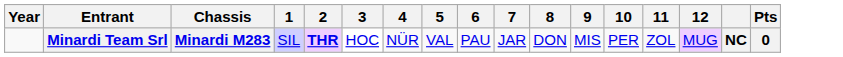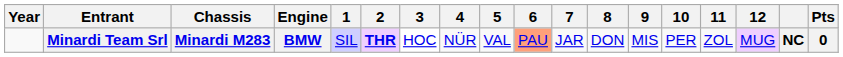+ column: (303, 16)
(476, 40) no background -> (533, 40) lightsalmon background
